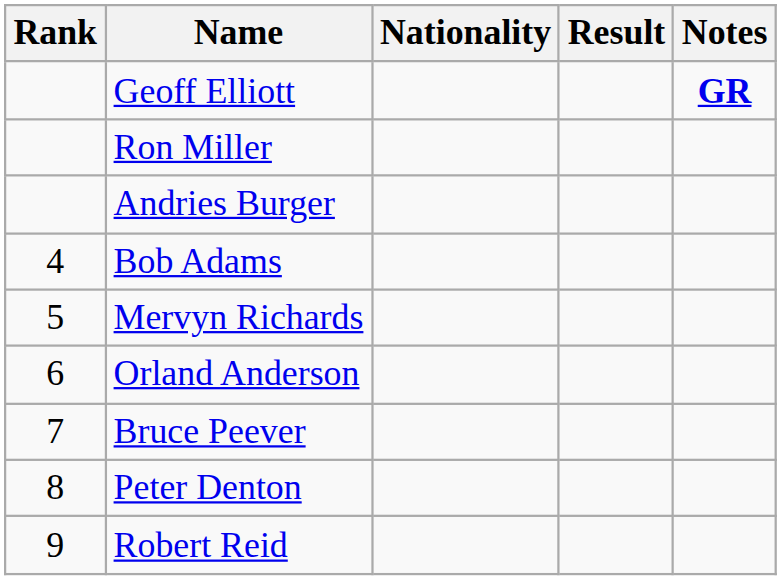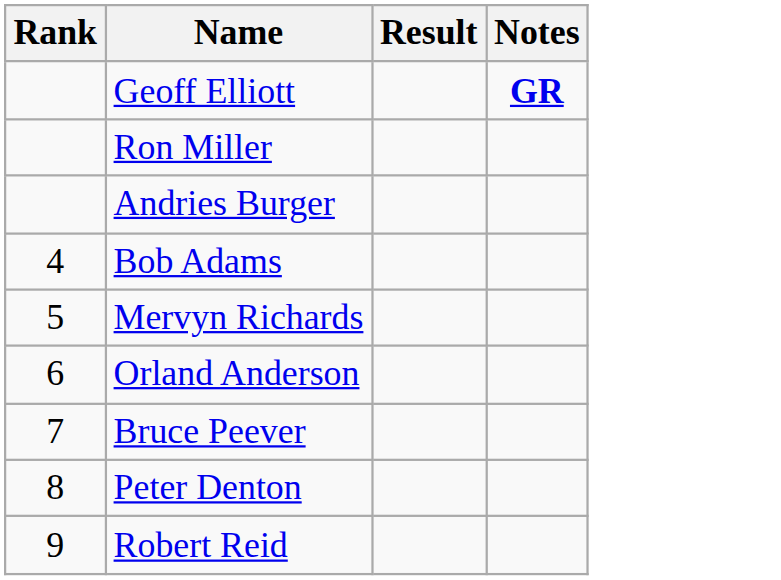- column: (466, 32)
